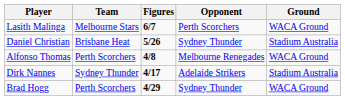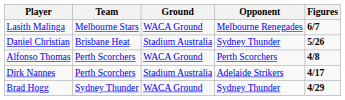columns swapped: (159, 12) <-> (303, 12)
(209, 27) Perth Scorchers -> (260, 27) Melbourne Renegades
(221, 57) Melbourne Renegades -> (247, 57) Perth Scorchers
(107, 73) Sydney Thunder -> (105, 73) Perth Scorchers
(105, 88) Perth Scorchers -> (107, 88) Sydney Thunder
